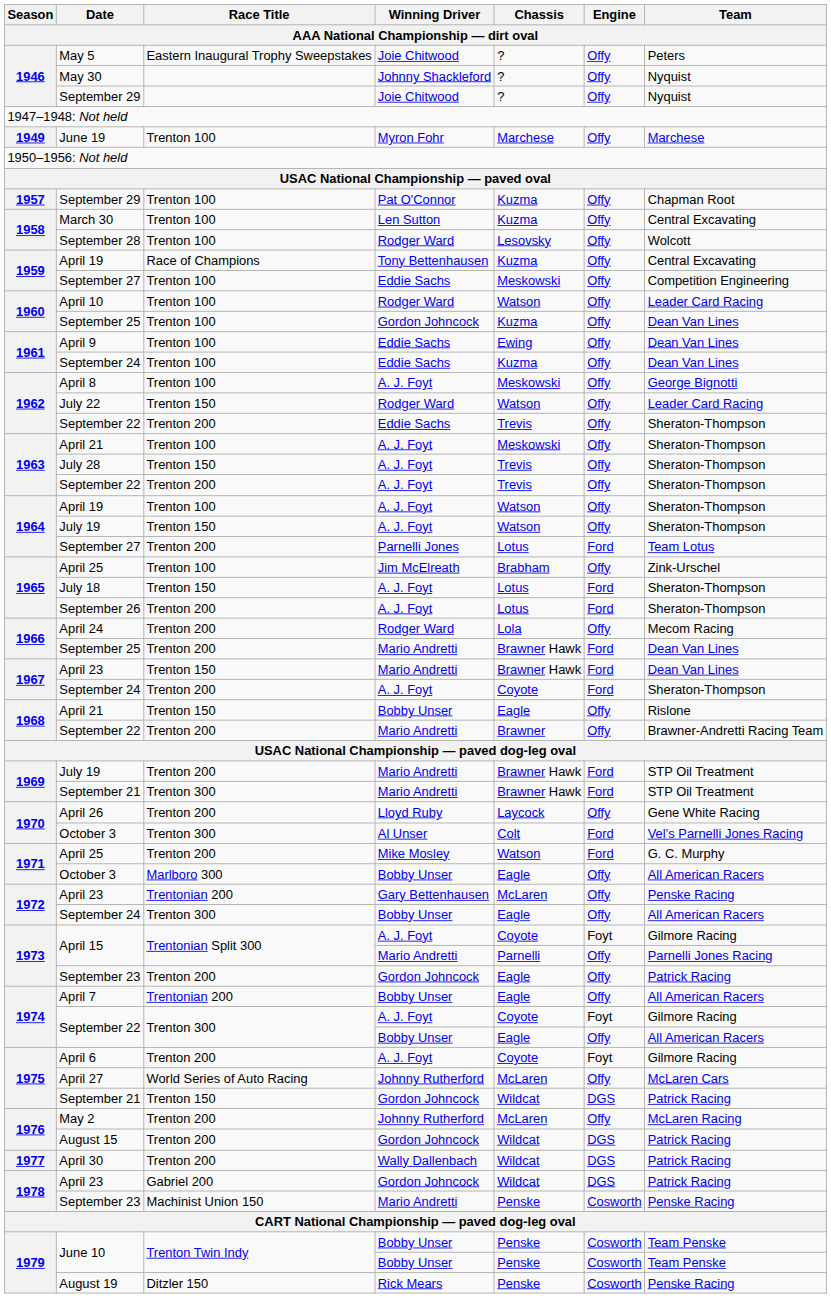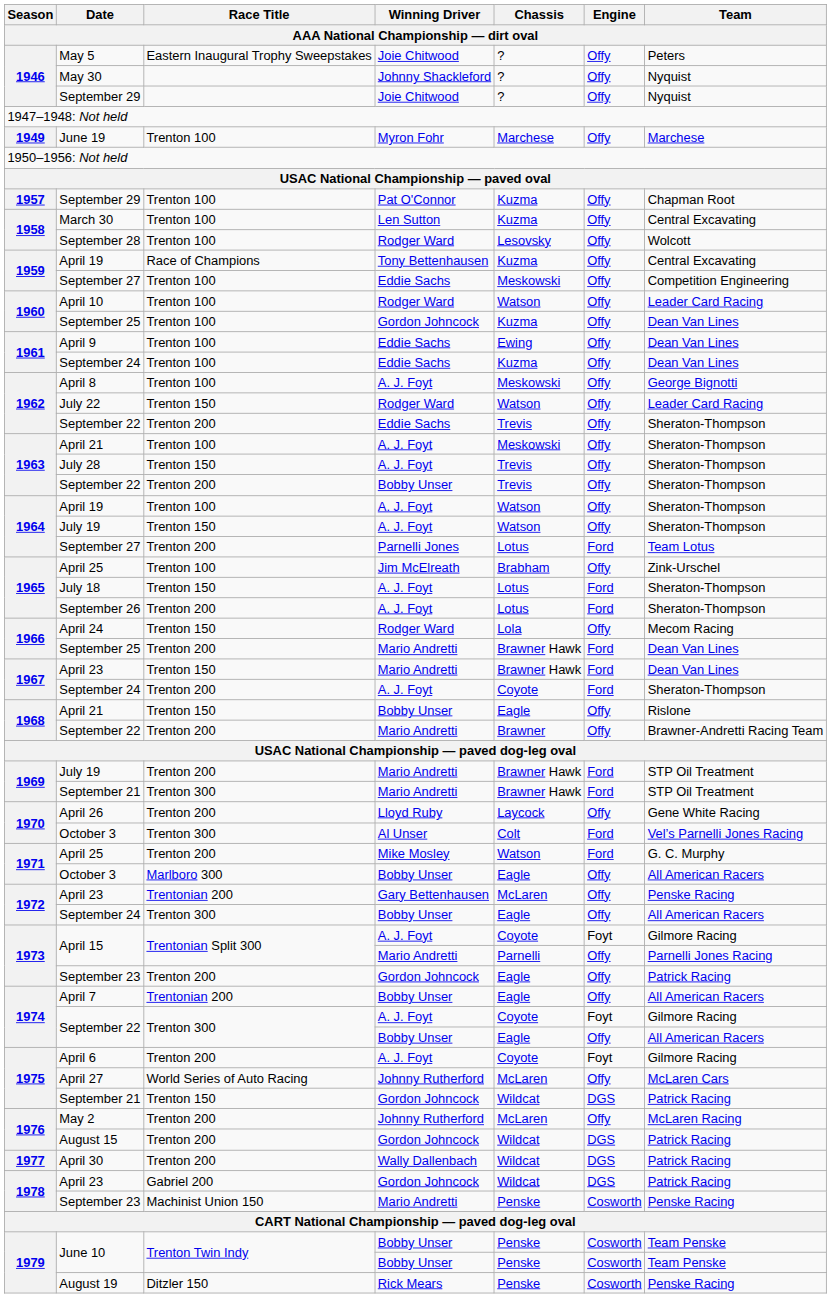(405, 485) A. J. Foyt -> (415, 485) Bobby Unser
(181, 628) Trenton 200 -> (181, 628) Trenton 150
